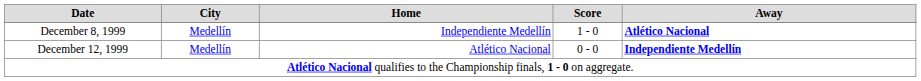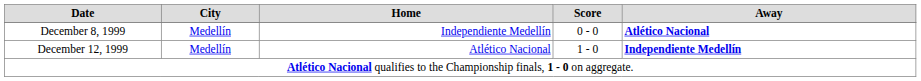(588, 31) 1 - 0 -> (588, 31) 0 - 0
(588, 49) 0 - 0 -> (588, 49) 1 - 0
